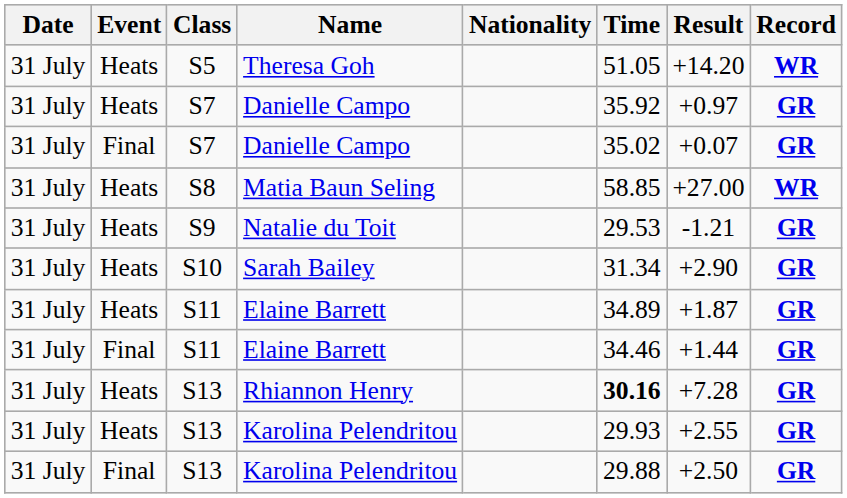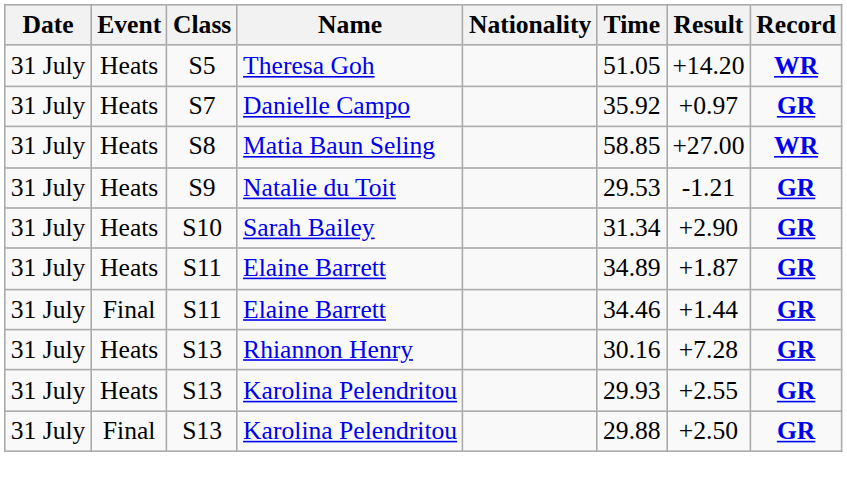- row: (129, 146)
(632, 390) bold -> (632, 349) normal
